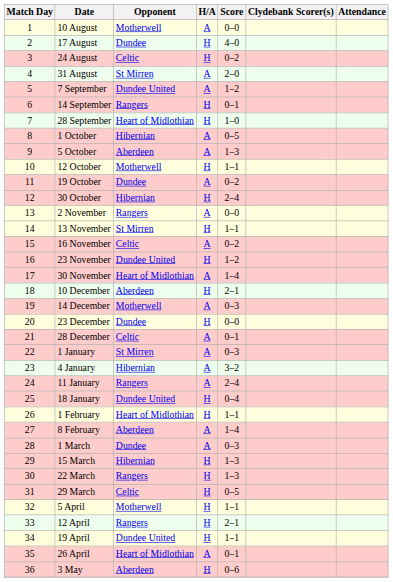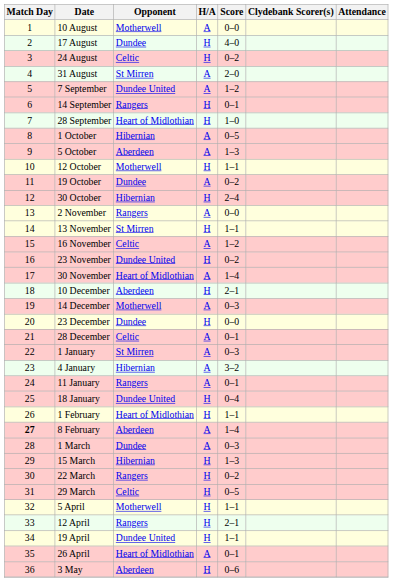(232, 244) 0–2 -> (232, 244) 1–2
(232, 259) 1–2 -> (232, 259) 0–2
(232, 383) 2–4 -> (232, 383) 0–1
(30, 430) normal -> (30, 430) bold
(232, 476) 1–3 -> (232, 476) 0–2
